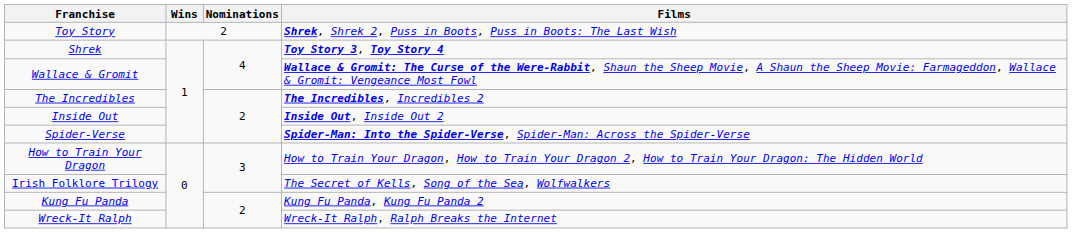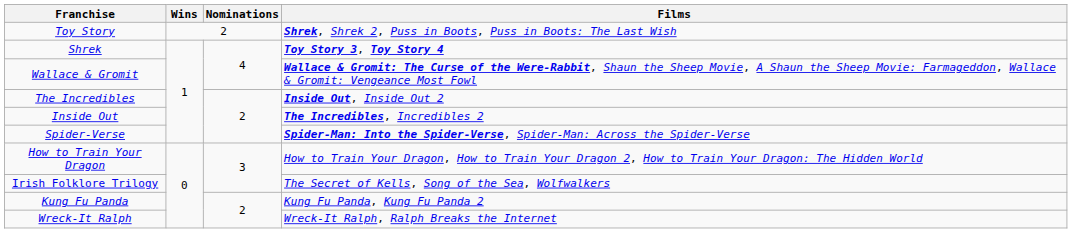(384, 98) The Incredibles, Incredibles 2 -> (364, 98) Inside Out, Inside Out 2
(364, 116) Inside Out, Inside Out 2 -> (384, 116) The Incredibles, Incredibles 2
